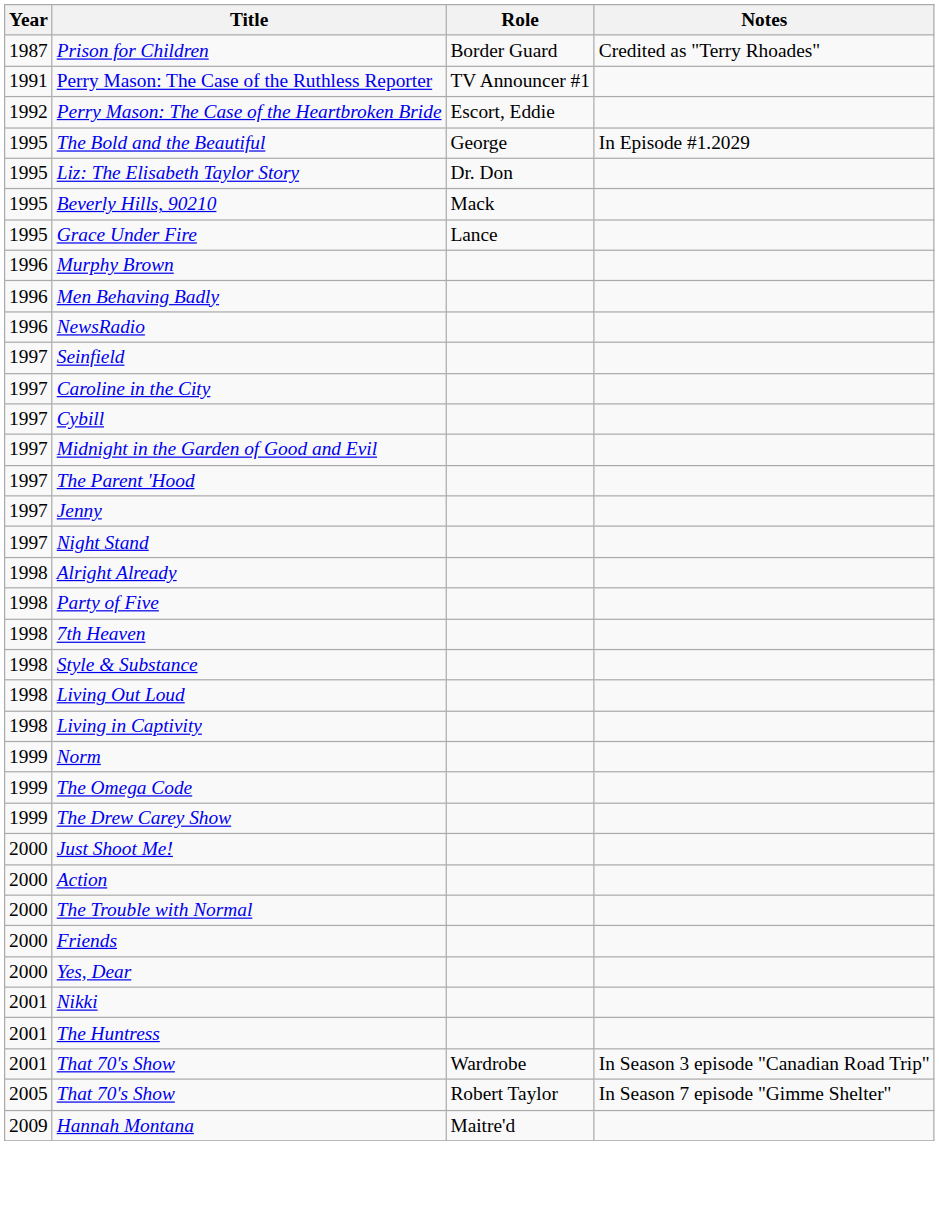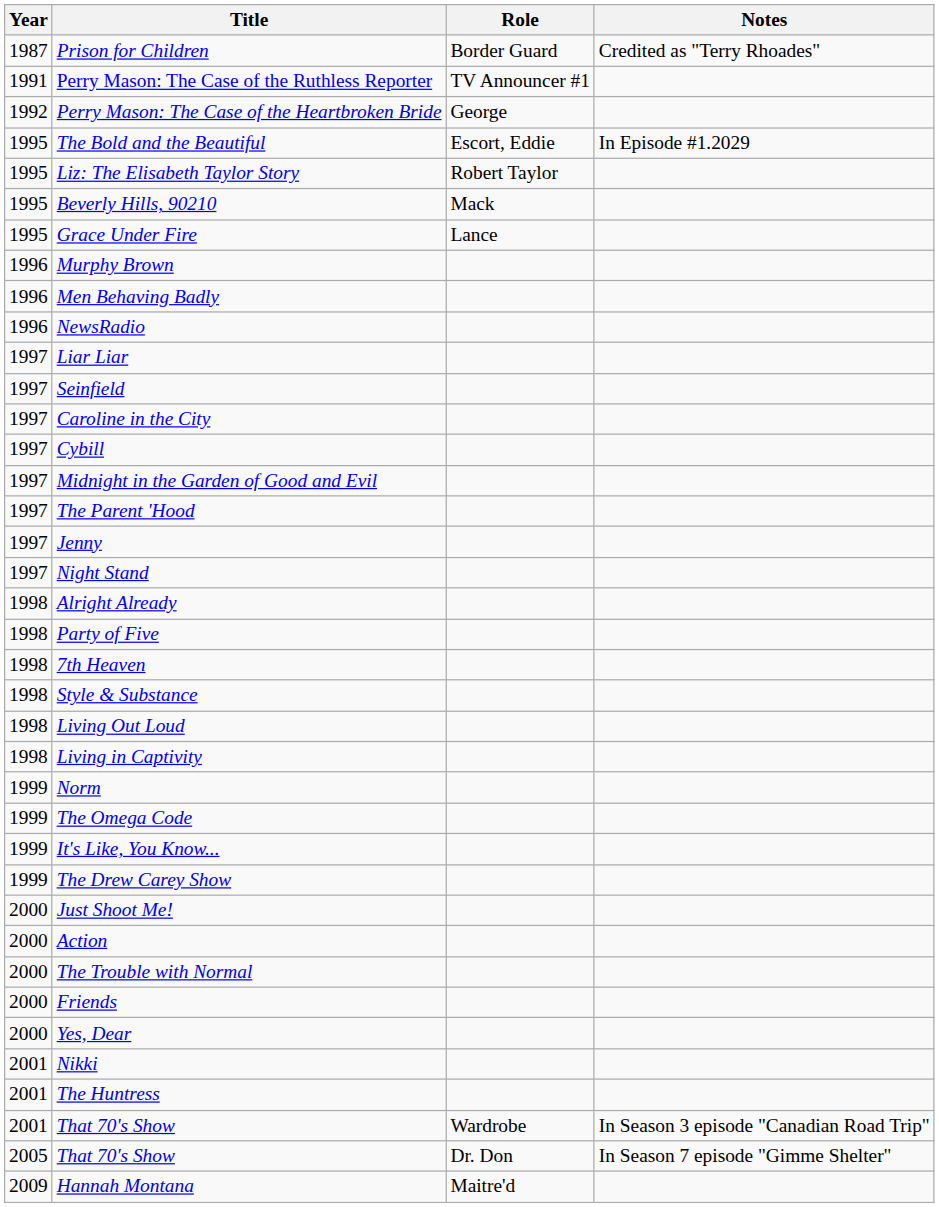(503, 111) Escort, Eddie -> (479, 111) George
(479, 142) George -> (503, 142) Escort, Eddie
(482, 173) Dr. Don -> (504, 173) Robert Taylor
+ row: (28, 357)
+ row: (28, 848)
(504, 1094) Robert Taylor -> (482, 1155) Dr. Don
